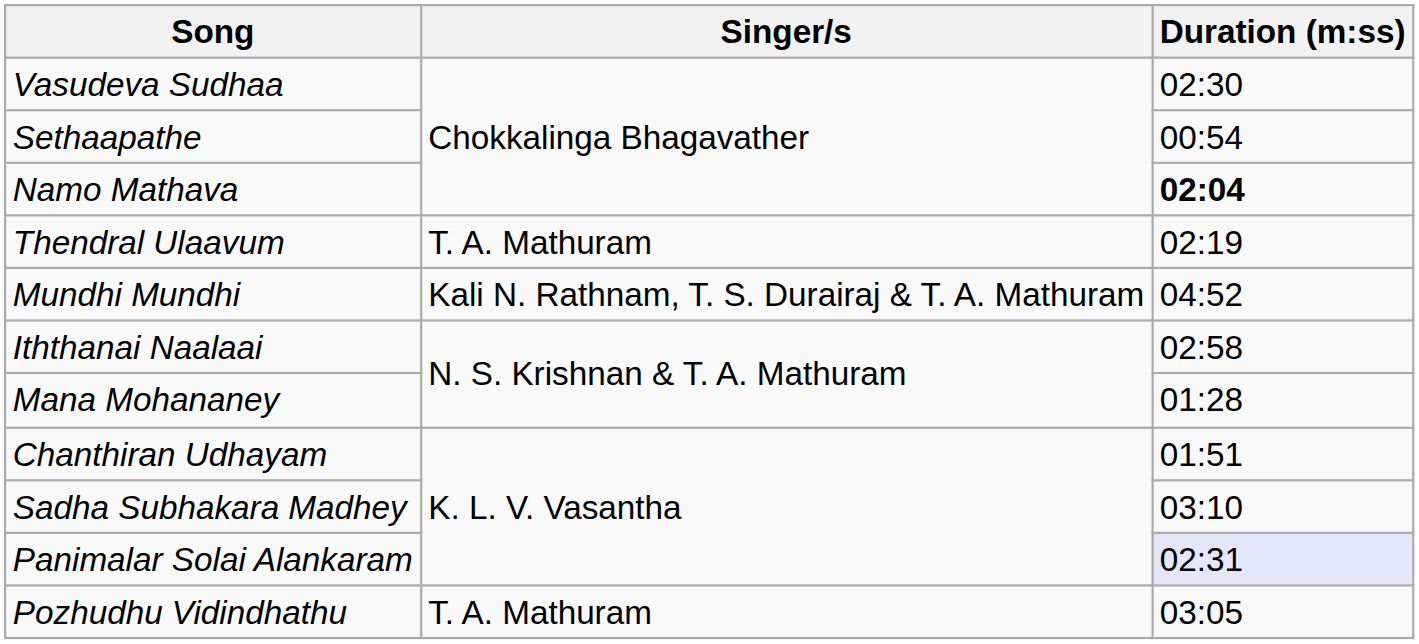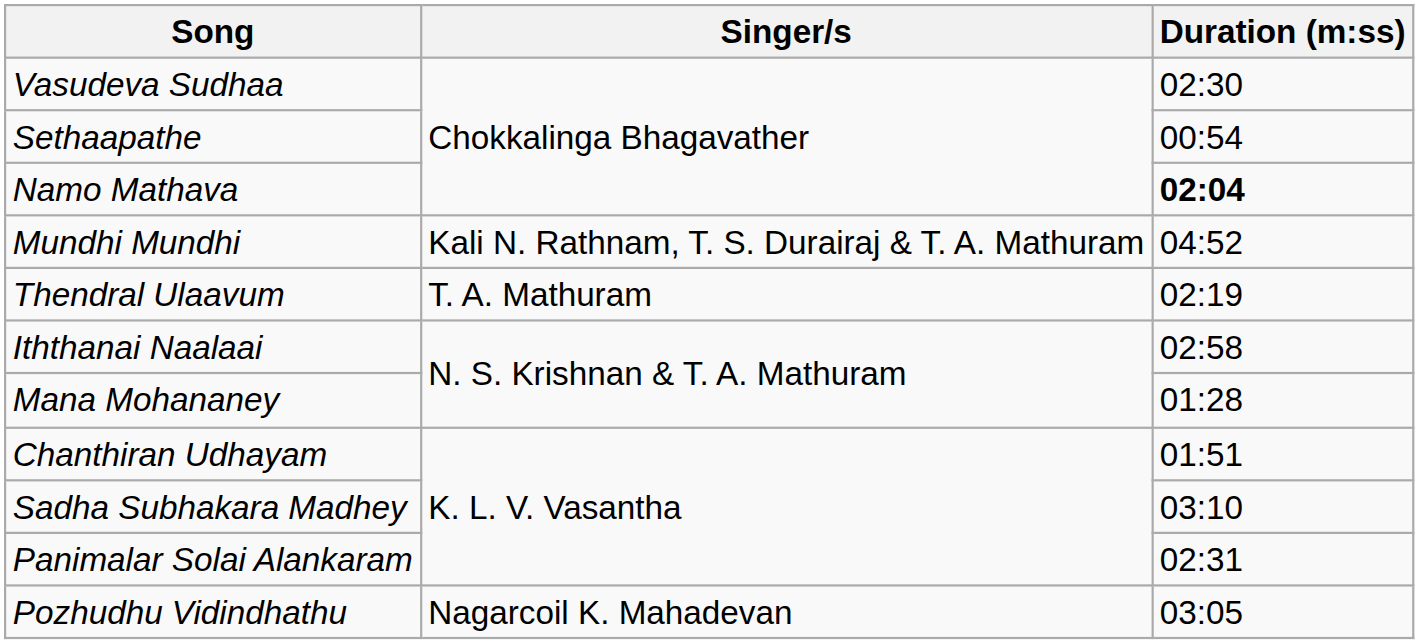rows swapped: (127, 295) <-> (149, 242)
(1201, 559) lavender background -> (1201, 559) no background
(540, 611) T. A. Mathuram -> (610, 611) Nagarcoil K. Mahadevan
